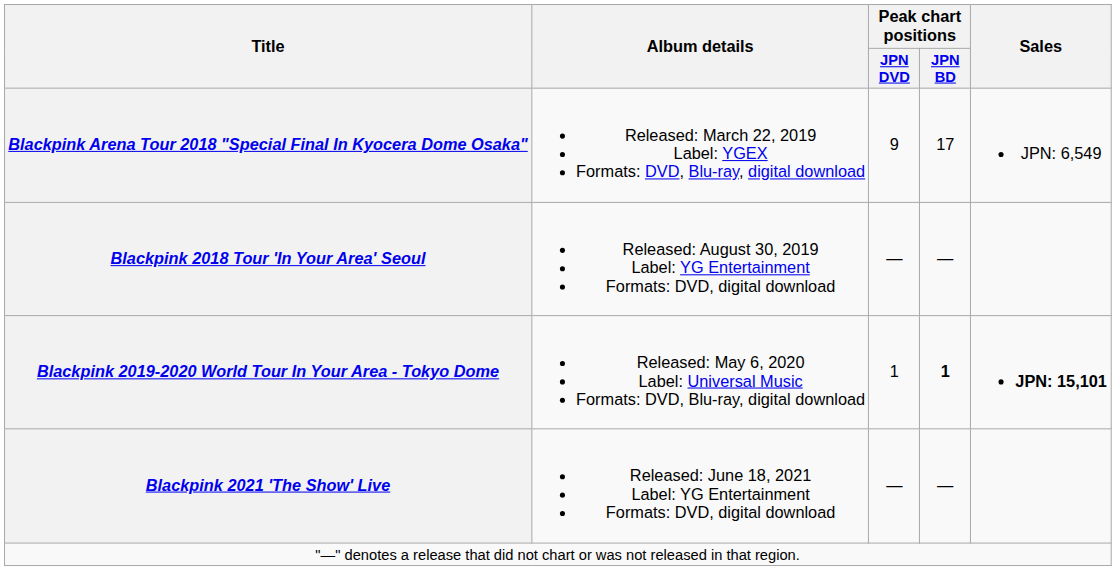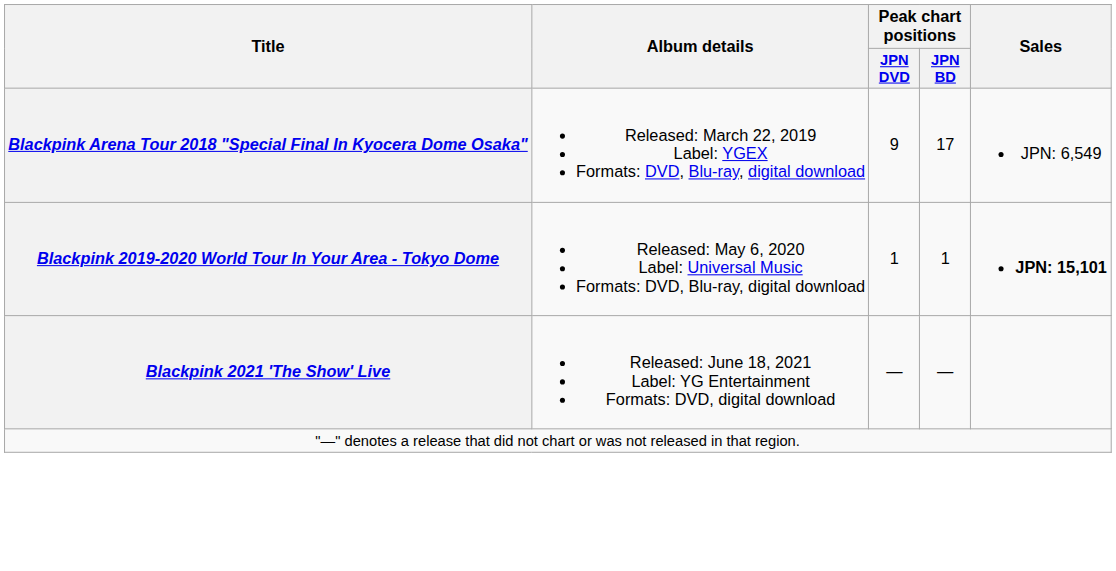- row: (268, 258)
(945, 372) bold -> (945, 258) normal
